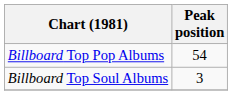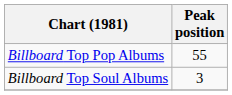(200, 55) 54 -> (200, 55) 55
